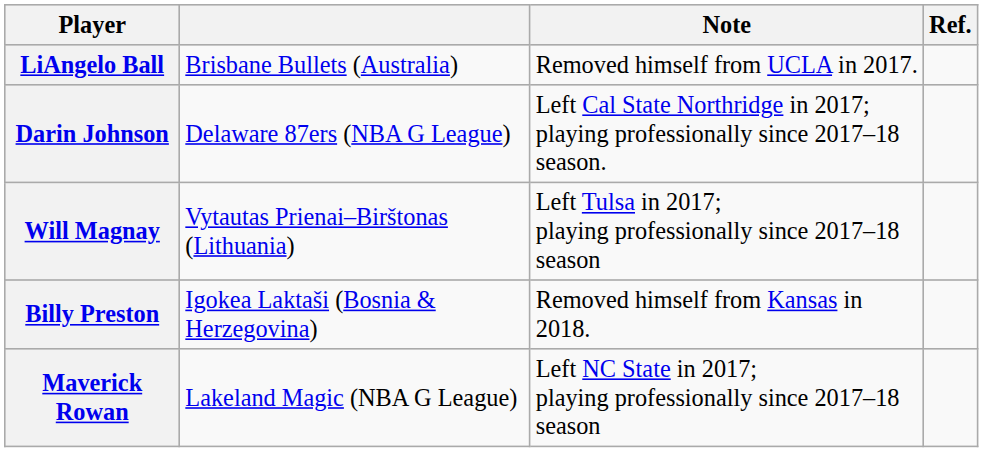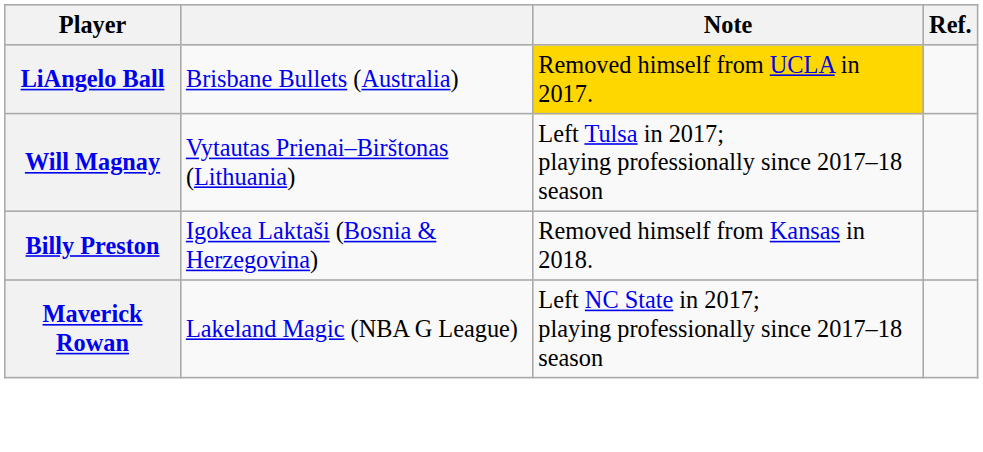(727, 64) no background -> (699, 79) gold background
- row: (92, 133)
